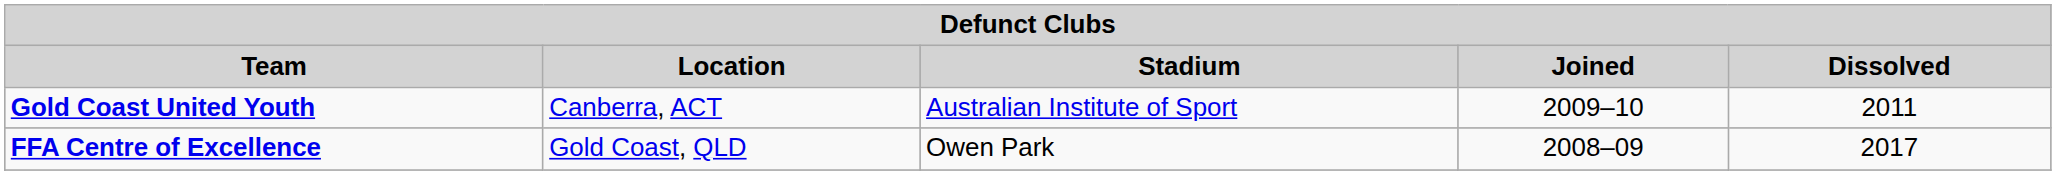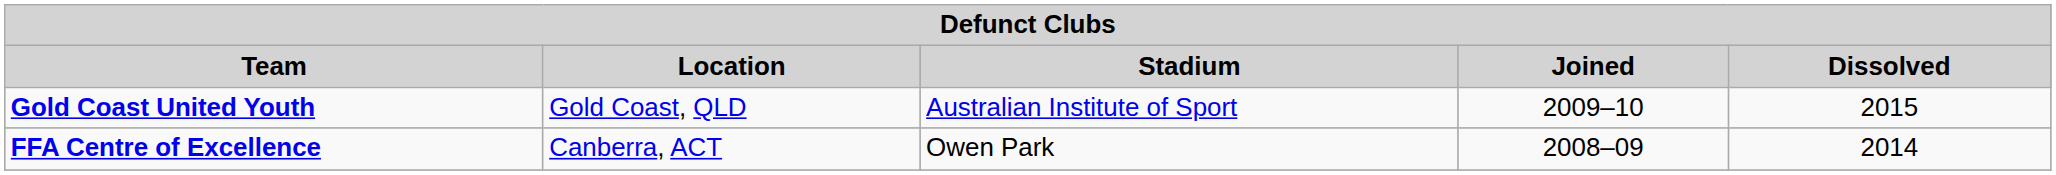(636, 107) Canberra, ACT -> (648, 107) Gold Coast, QLD
(1889, 107) 2011 -> (1889, 107) 2015
(648, 148) Gold Coast, QLD -> (636, 148) Canberra, ACT
(1889, 148) 2017 -> (1889, 148) 2014
